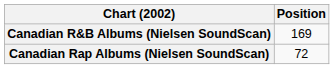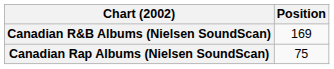(301, 53) 72 -> (301, 53) 75
